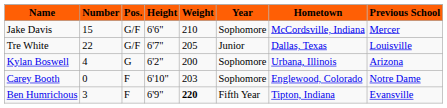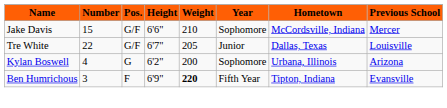- row: (33, 78)
